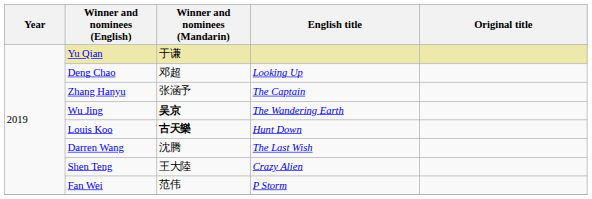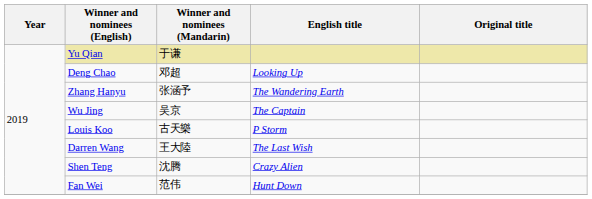(279, 91) The Captain -> (298, 91) The Wandering Earth
(170, 110) bold -> (170, 110) normal
(298, 110) The Wandering Earth -> (279, 110) The Captain
(175, 128) bold -> (175, 128) normal
(277, 129) Hunt Down -> (270, 129) P Storm
(170, 147) 沈腾 -> (175, 147) 王大陸
(175, 166) 王大陸 -> (170, 166) 沈腾
(270, 185) P Storm -> (277, 185) Hunt Down
